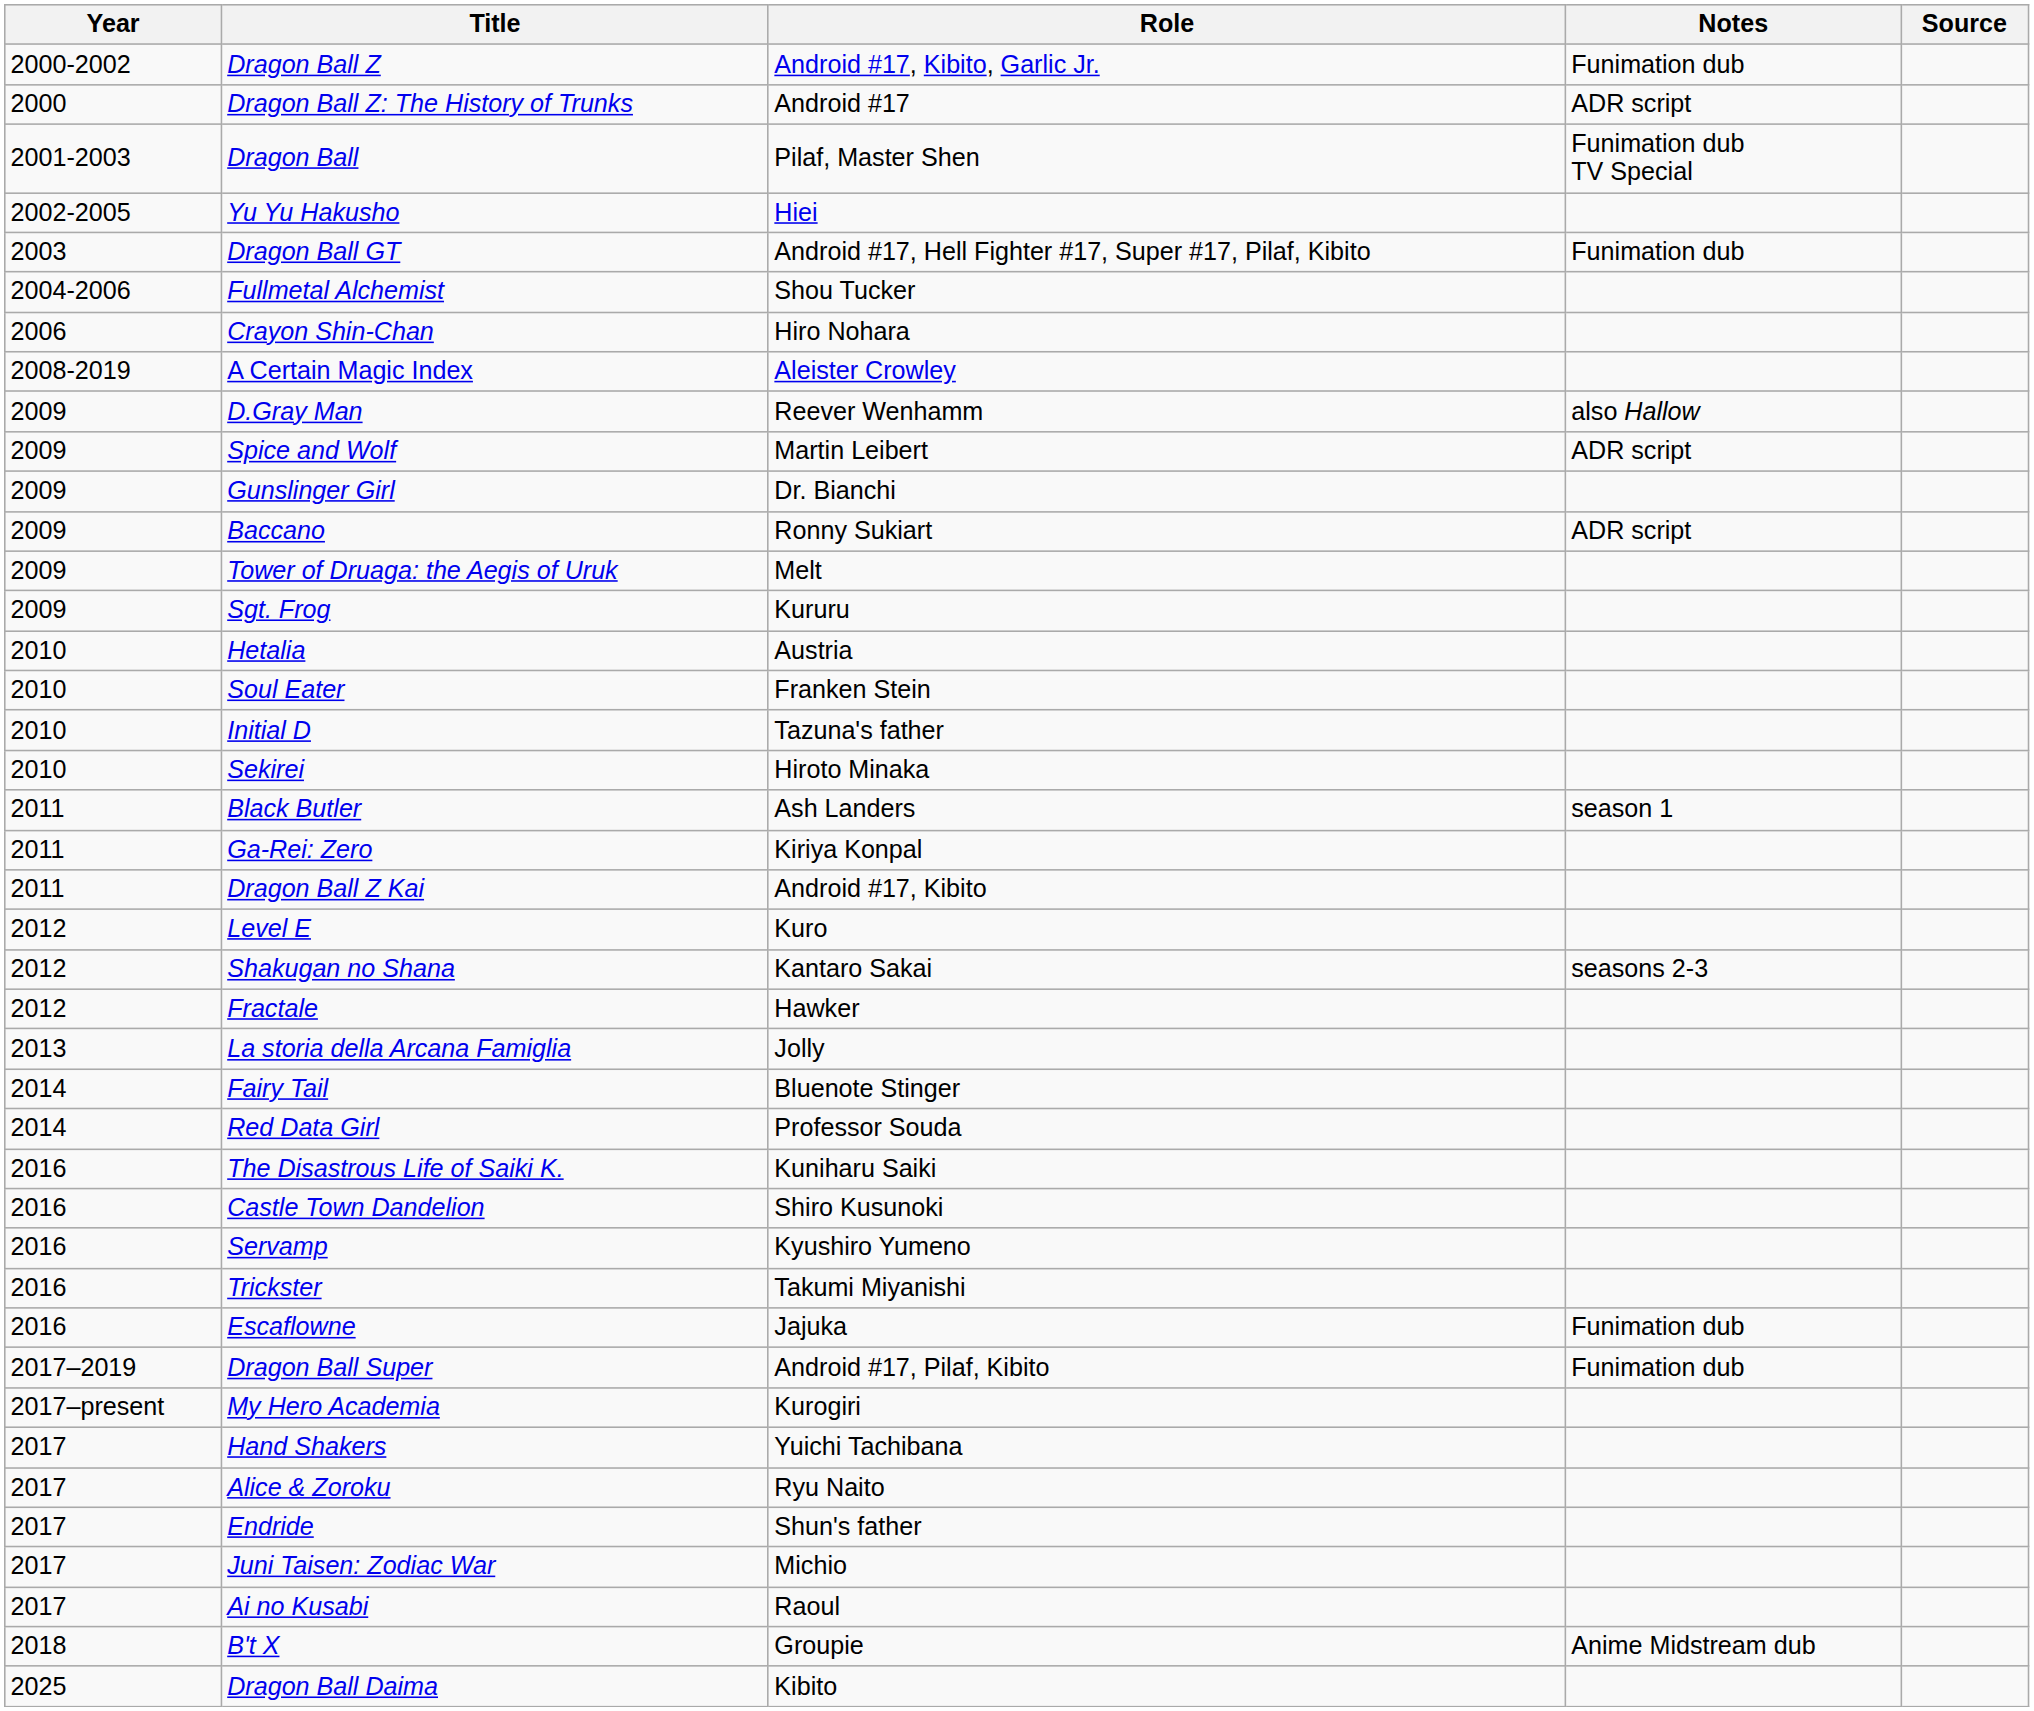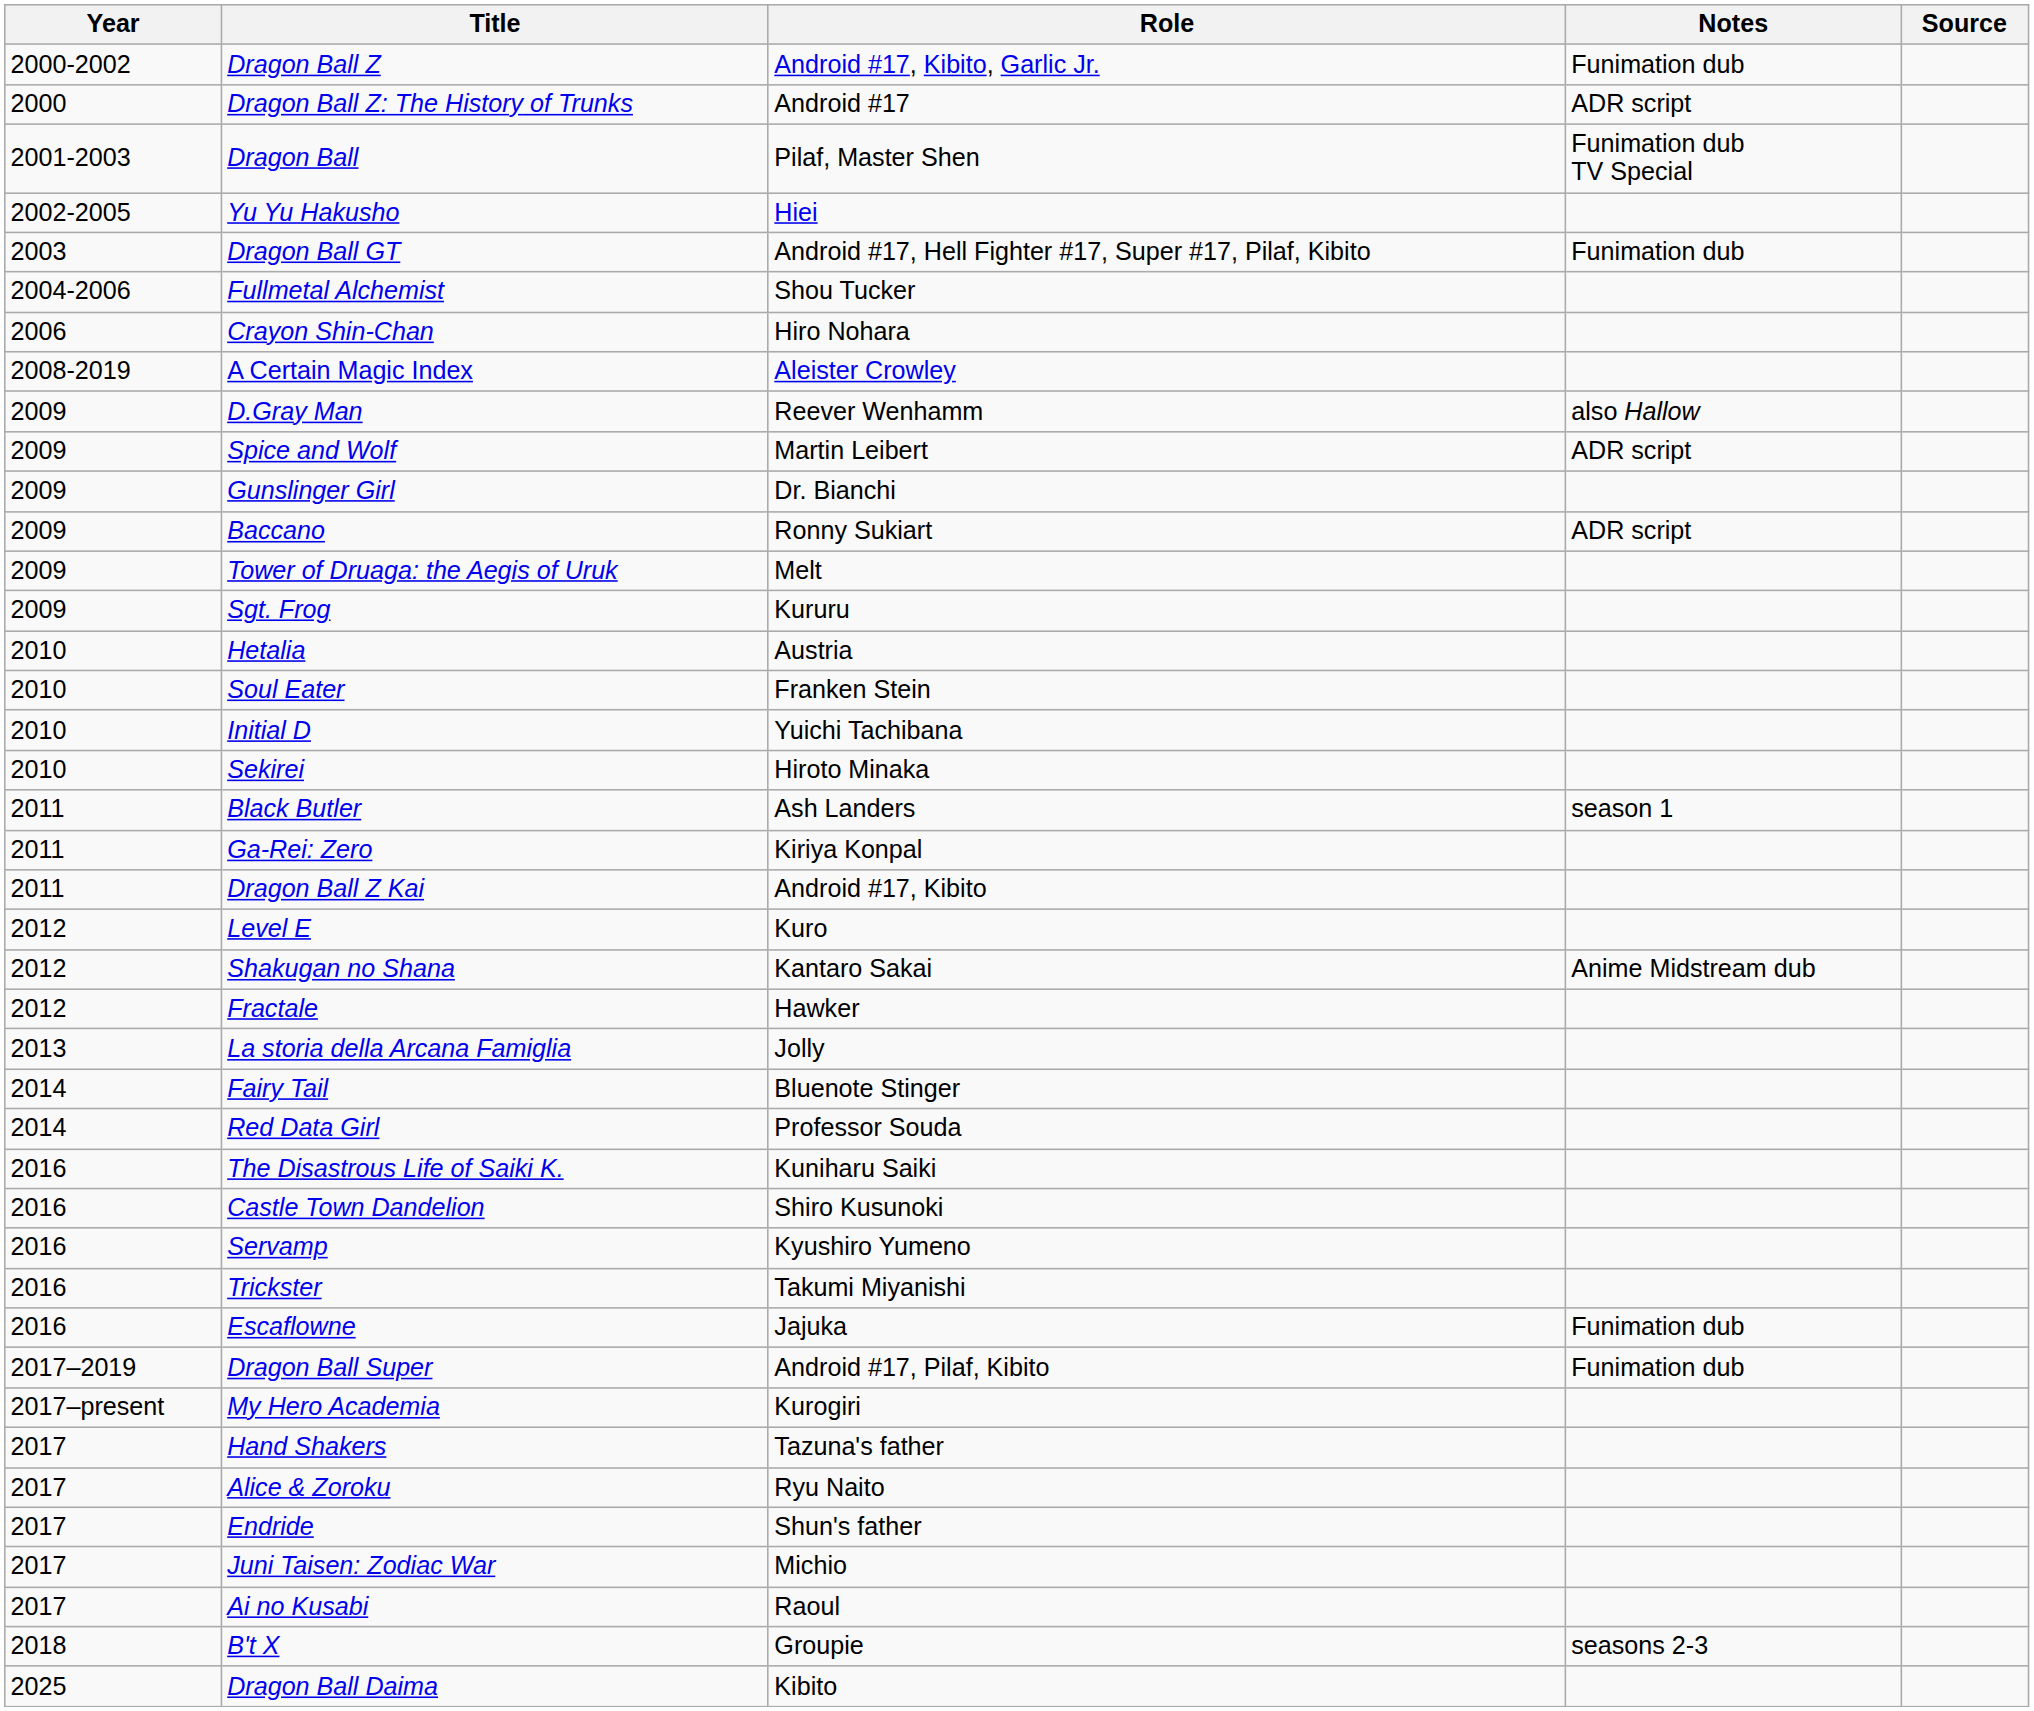(859, 729) Tazuna's father -> (868, 729) Yuichi Tachibana
(1640, 968) seasons 2-3 -> (1693, 968) Anime Midstream dub
(868, 1447) Yuichi Tachibana -> (859, 1447) Tazuna's father
(1693, 1646) Anime Midstream dub -> (1640, 1646) seasons 2-3
